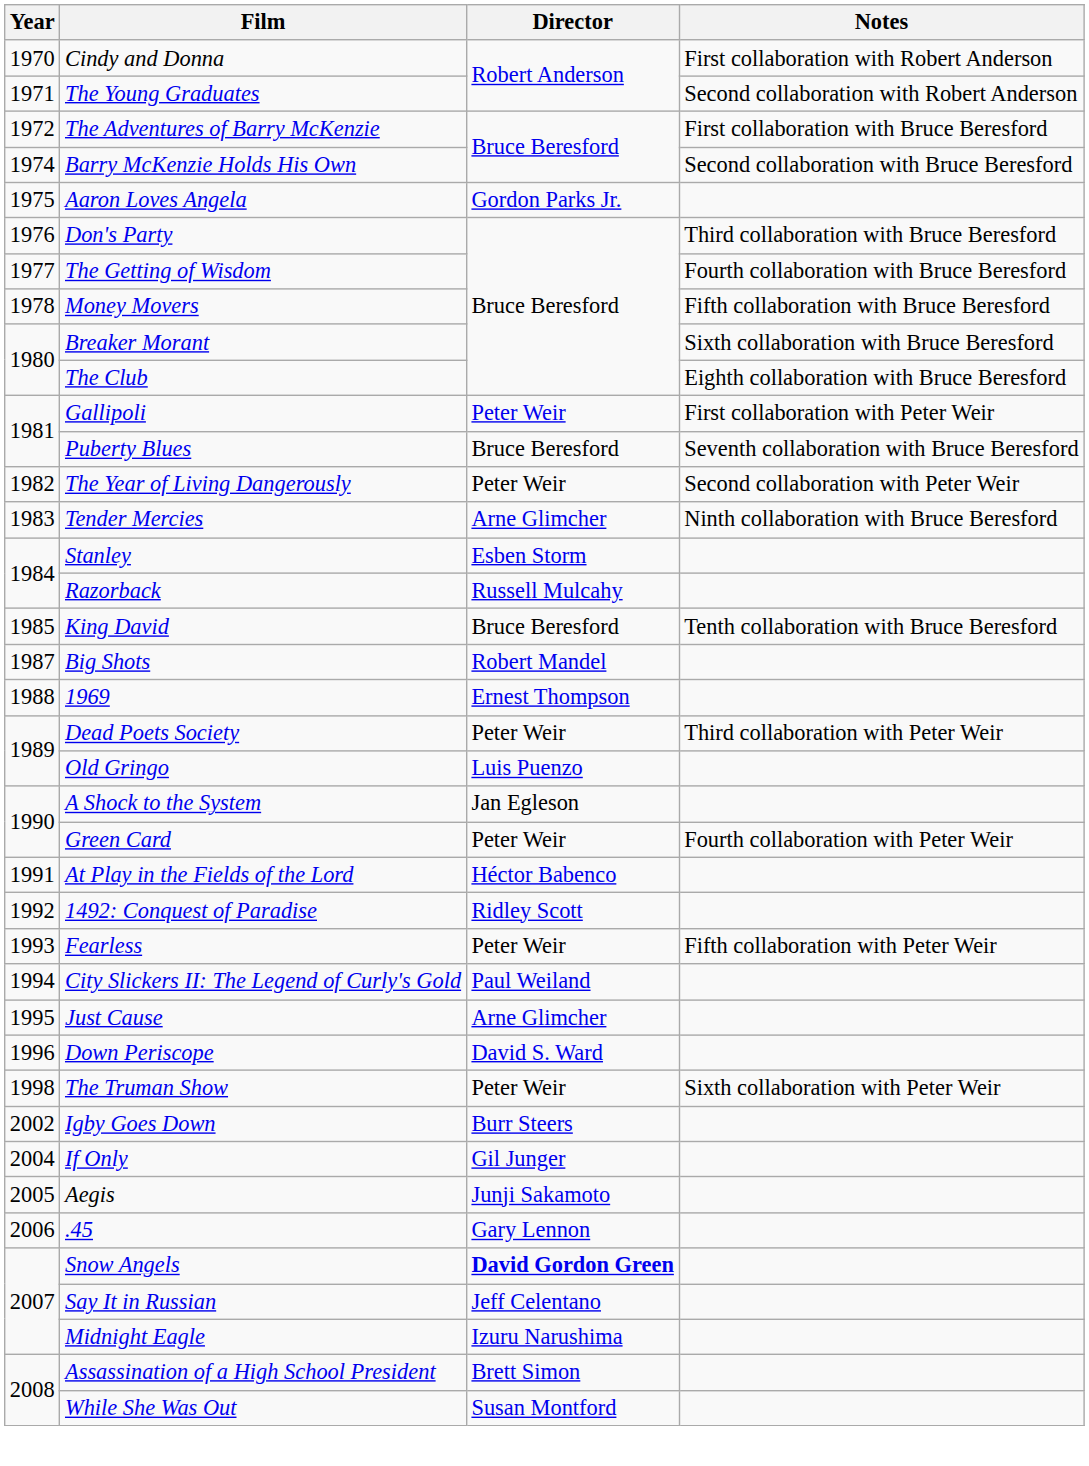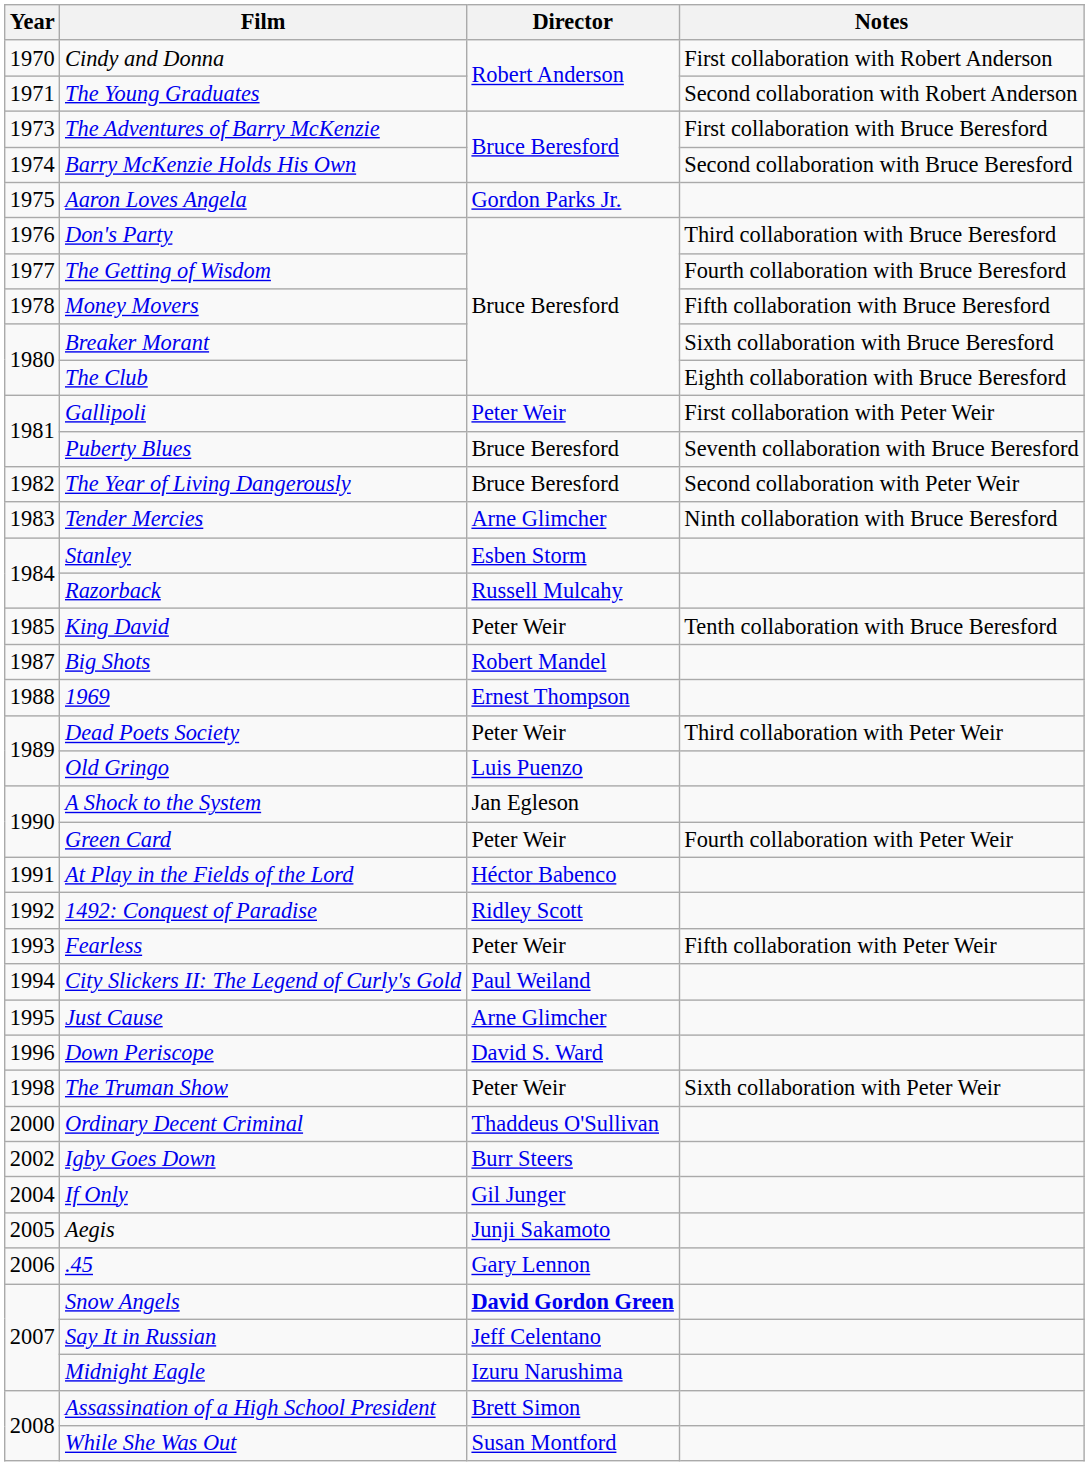(32, 128) 1972 -> (32, 128) 1973
(519, 484) Peter Weir -> (545, 484) Bruce Beresford
(545, 626) Bruce Beresford -> (519, 626) Peter Weir
+ row: (184, 1123)
